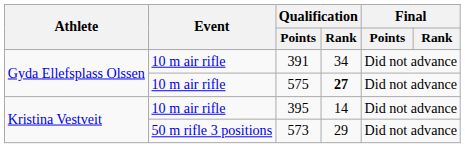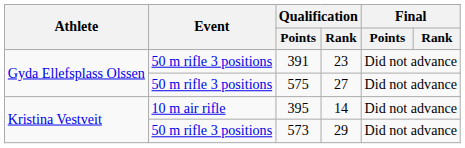(189, 61) 10 m air rifle -> (212, 61) 50 m rifle 3 positions
(341, 61) 34 -> (341, 61) 23
(189, 85) 10 m air rifle -> (212, 85) 50 m rifle 3 positions
(341, 85) bold -> (341, 85) normal
